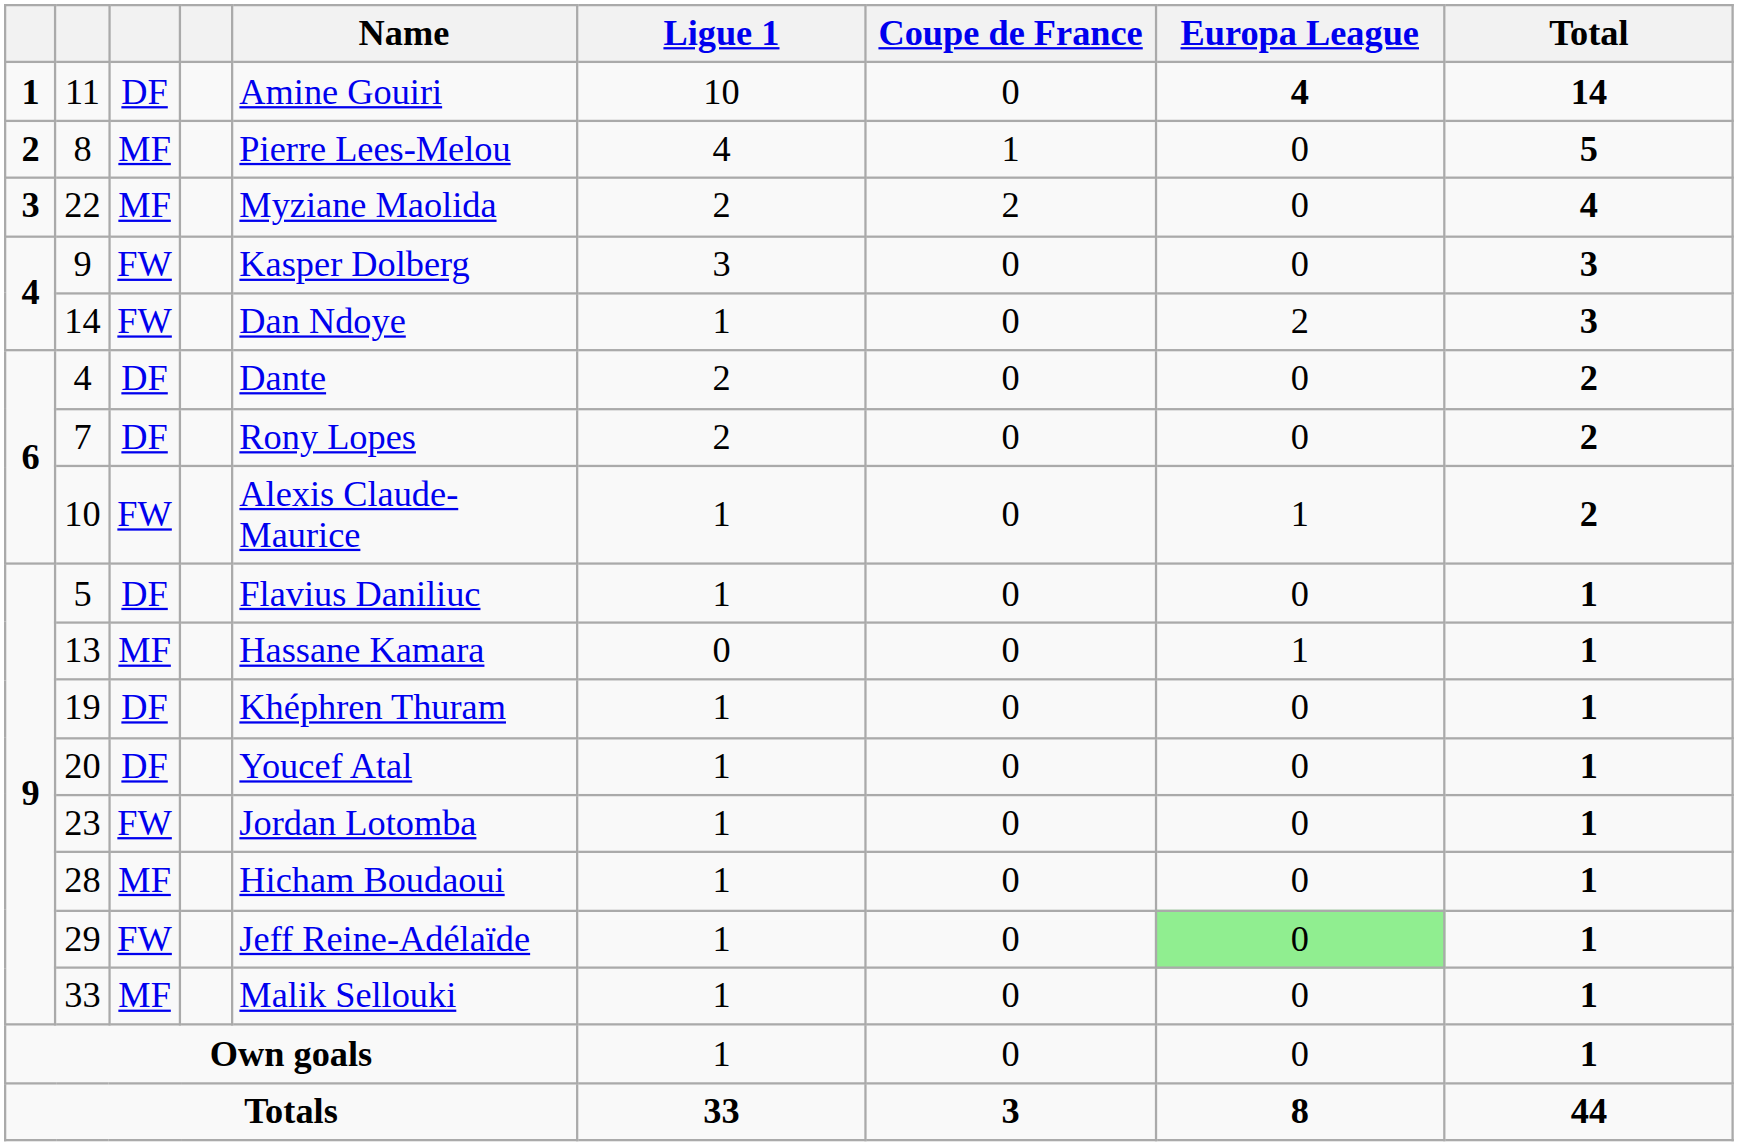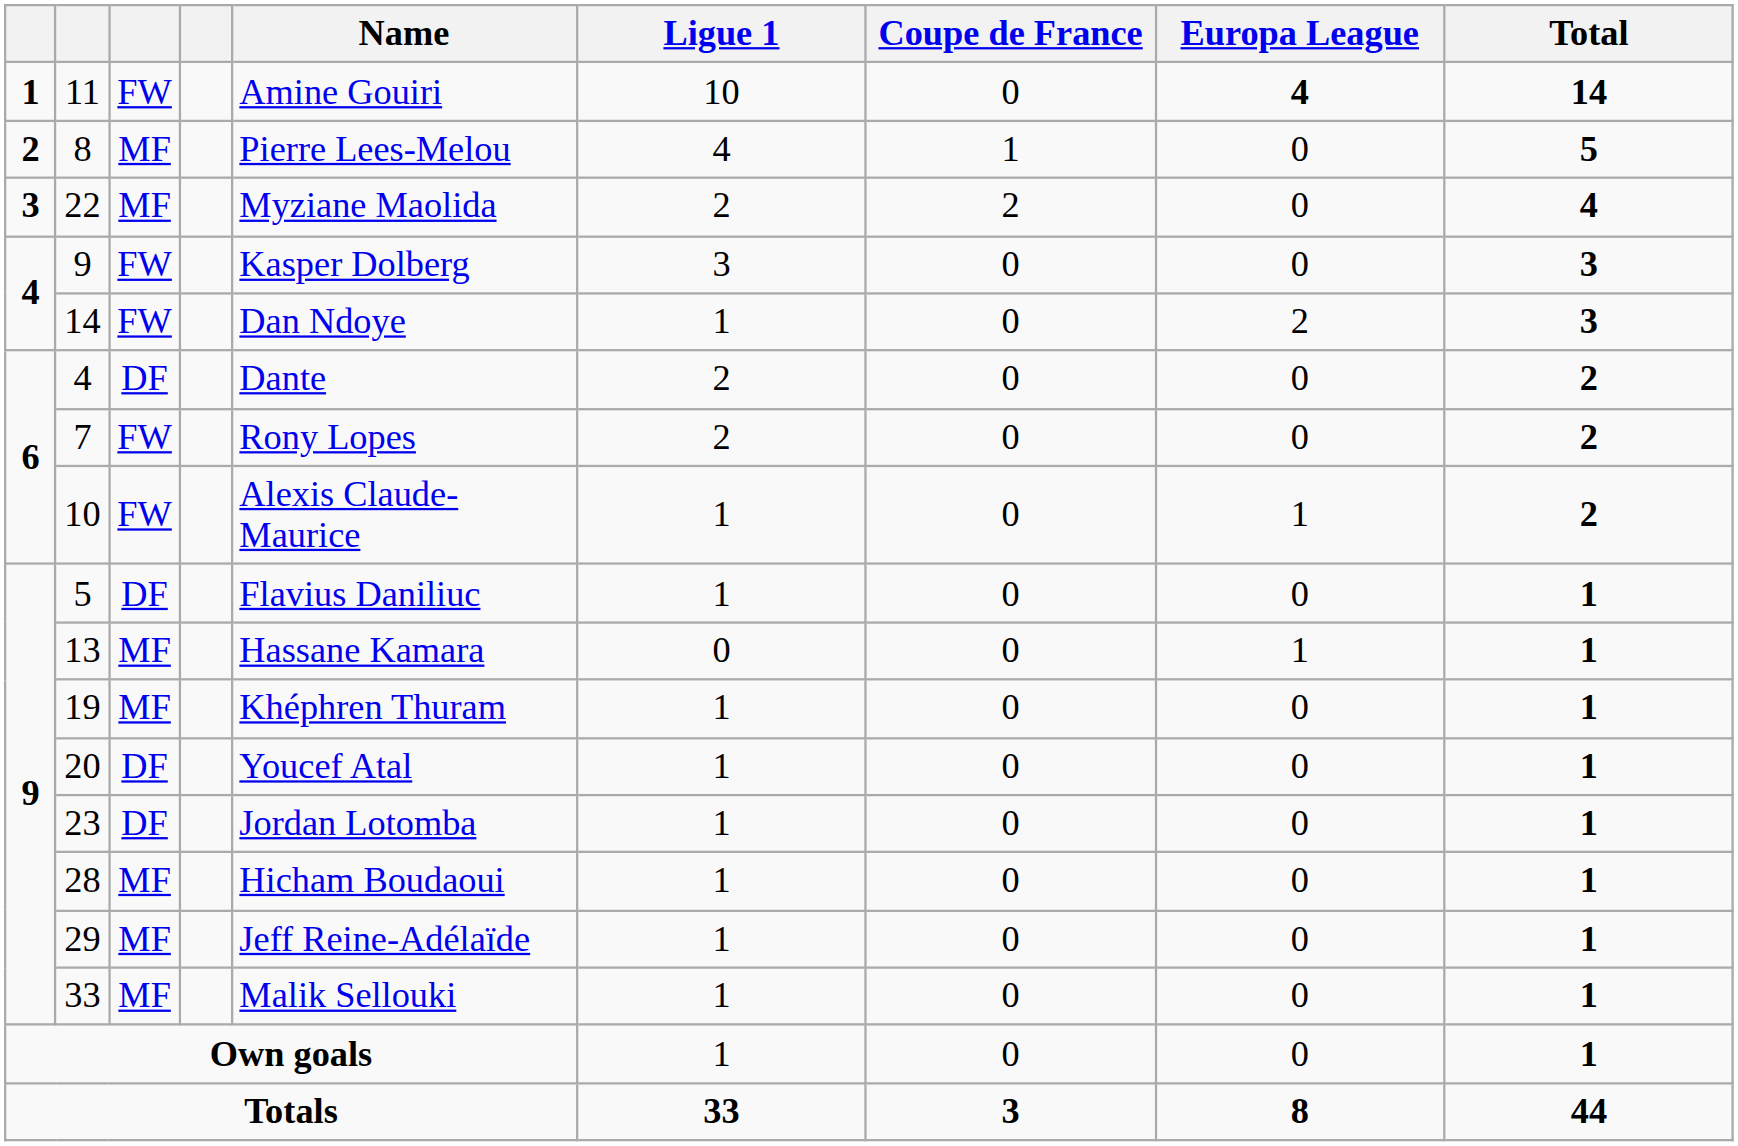(145, 90) DF -> (145, 90) FW
(145, 436) DF -> (145, 436) FW
(145, 707) DF -> (145, 707) MF
(145, 822) FW -> (145, 822) DF
(145, 938) FW -> (145, 938) MF
(1300, 938) lightgreen background -> (1300, 938) no background
